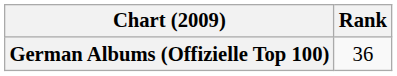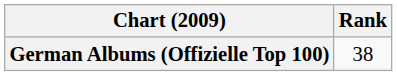(363, 53) 36 -> (363, 53) 38
